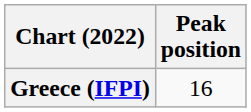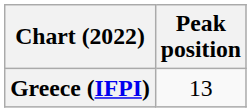(201, 87) 16 -> (201, 87) 13
